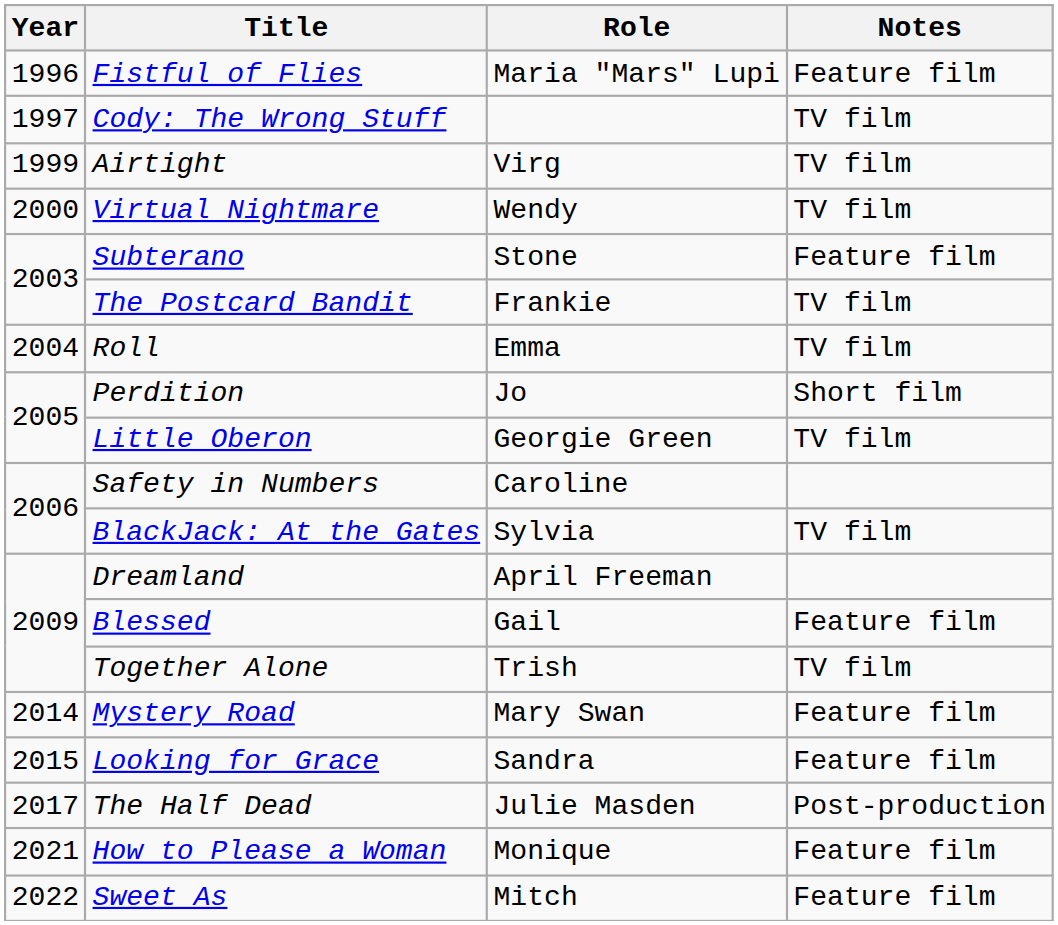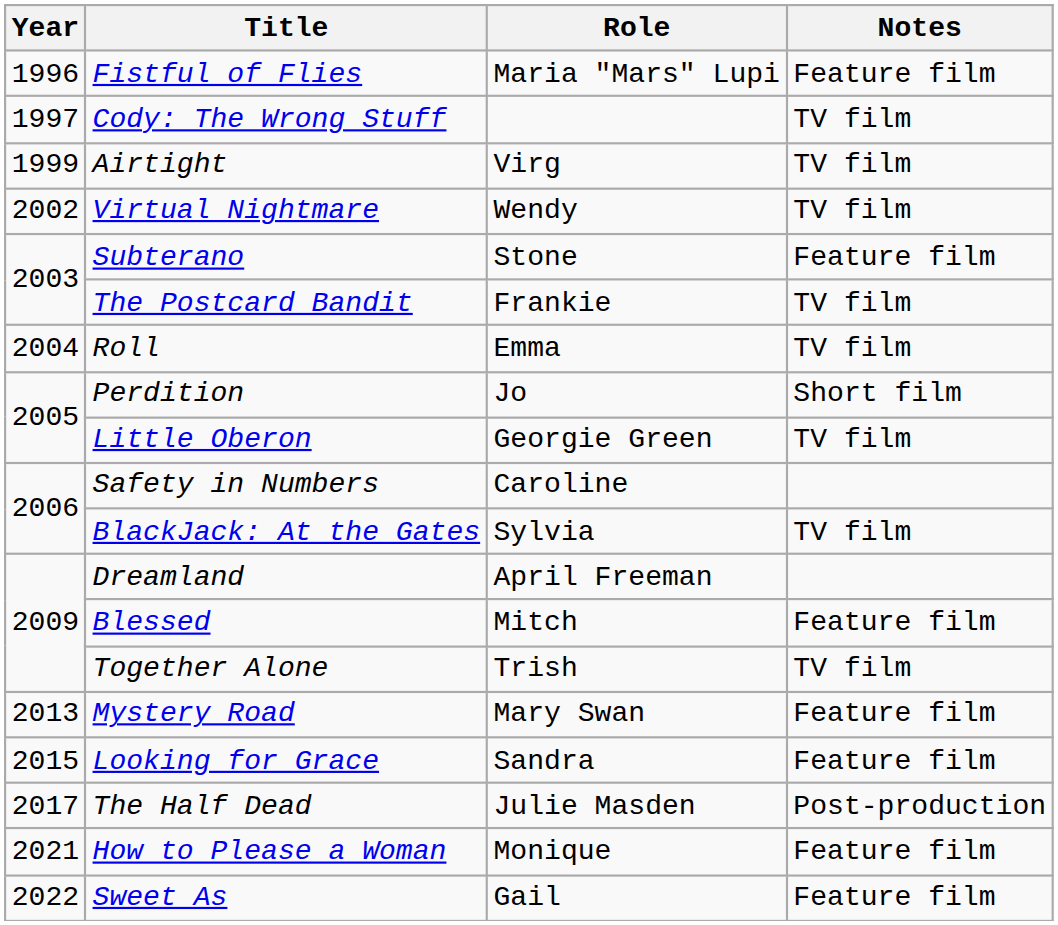(45, 211) 2000 -> (45, 211) 2002
(527, 623) Gail -> (536, 623) Mitch
(45, 714) 2014 -> (45, 714) 2013
(536, 897) Mitch -> (527, 897) Gail
